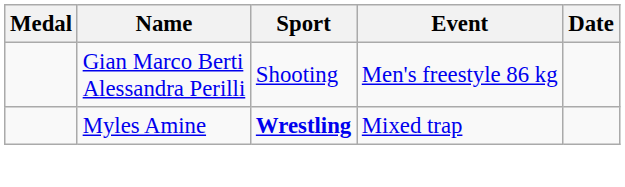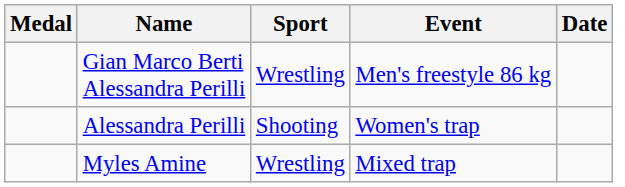(297, 74) Shooting -> (300, 74) Wrestling
+ row: (164, 125)
(304, 125) bold -> (300, 163) normal
